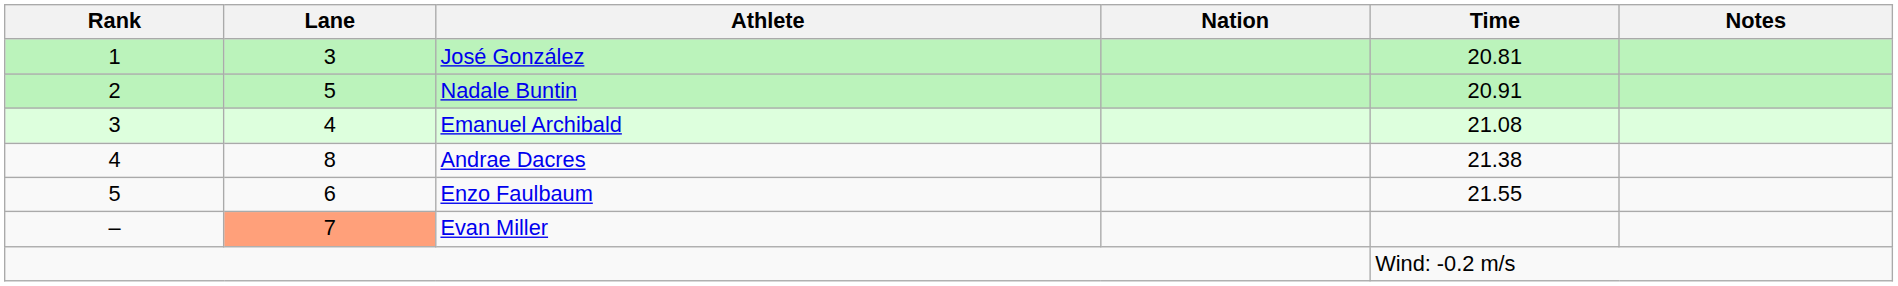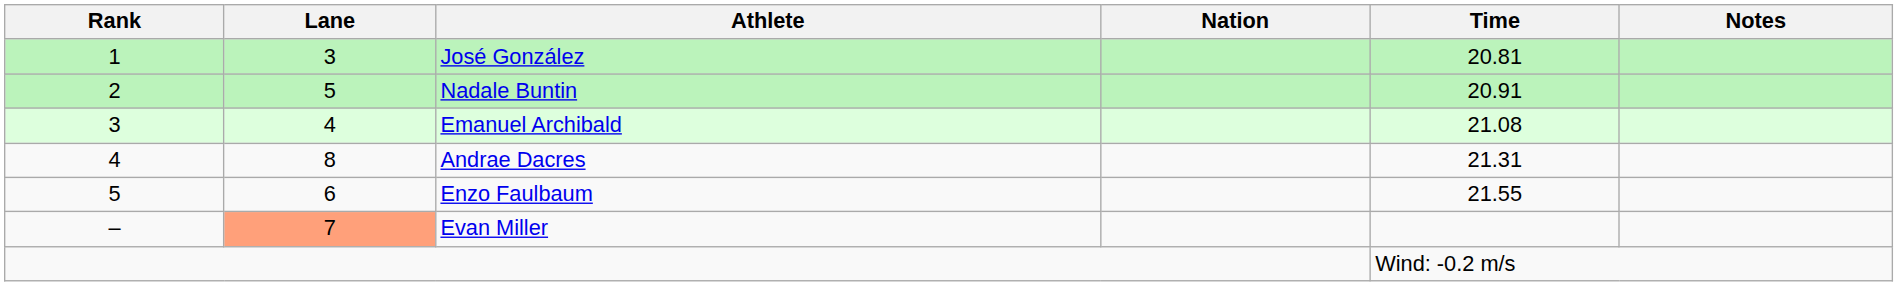(1495, 159) 21.38 -> (1495, 159) 21.31
